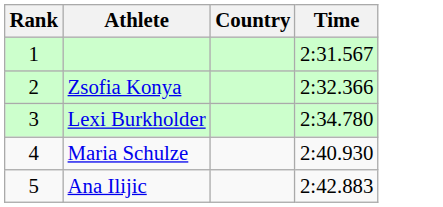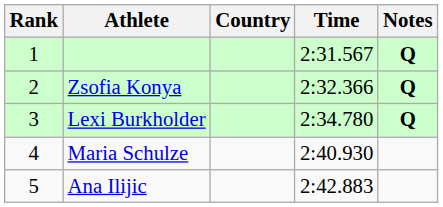+ column: (408, 20)
